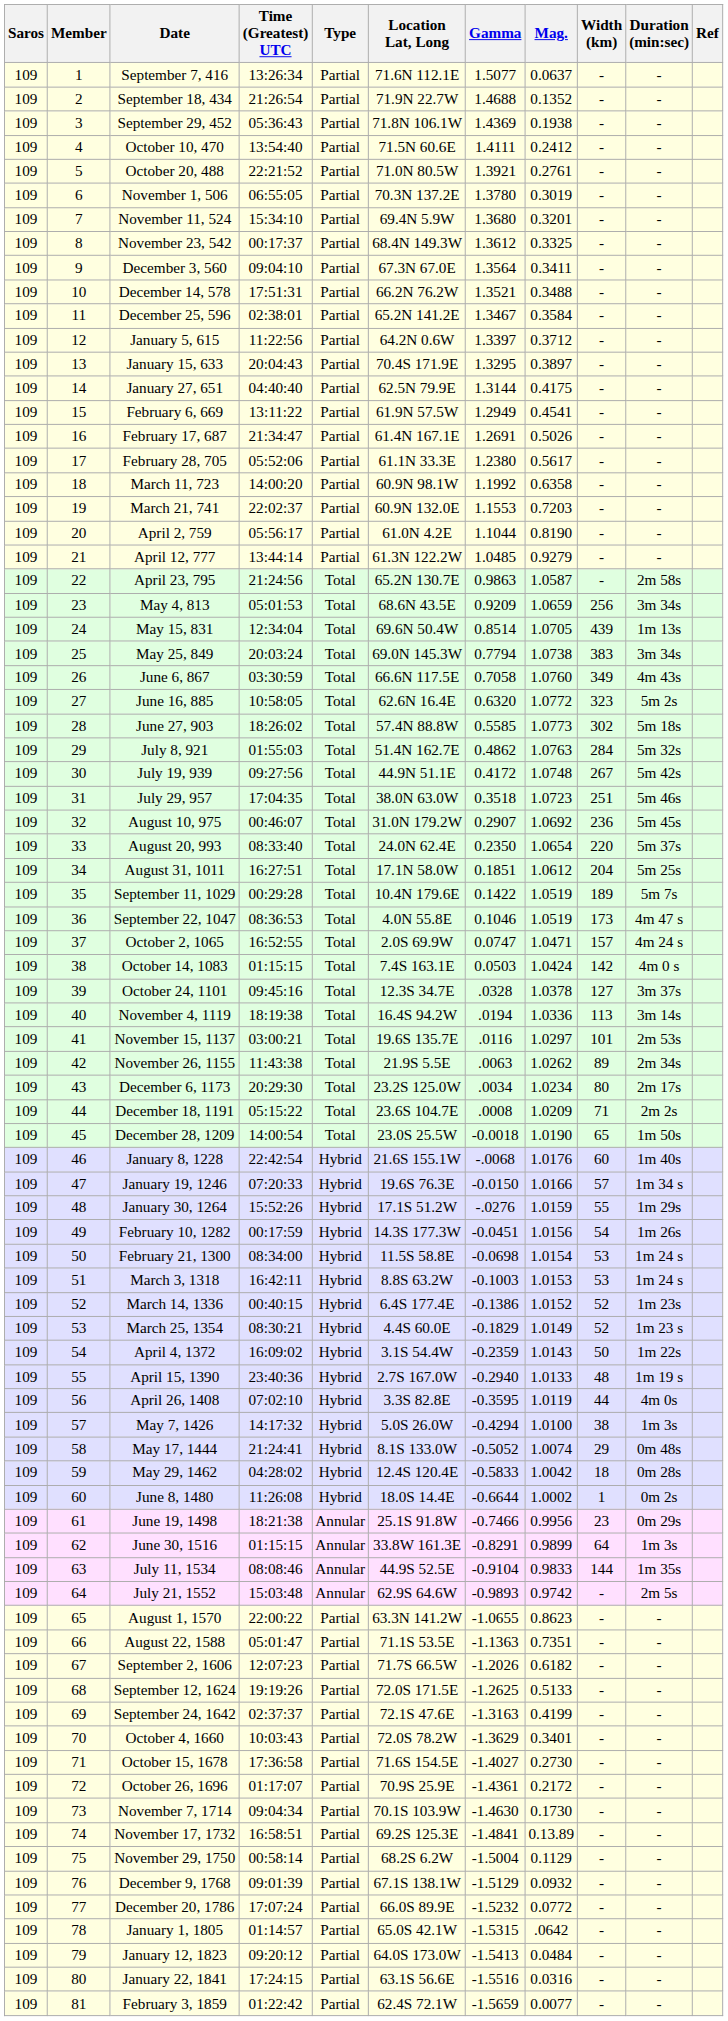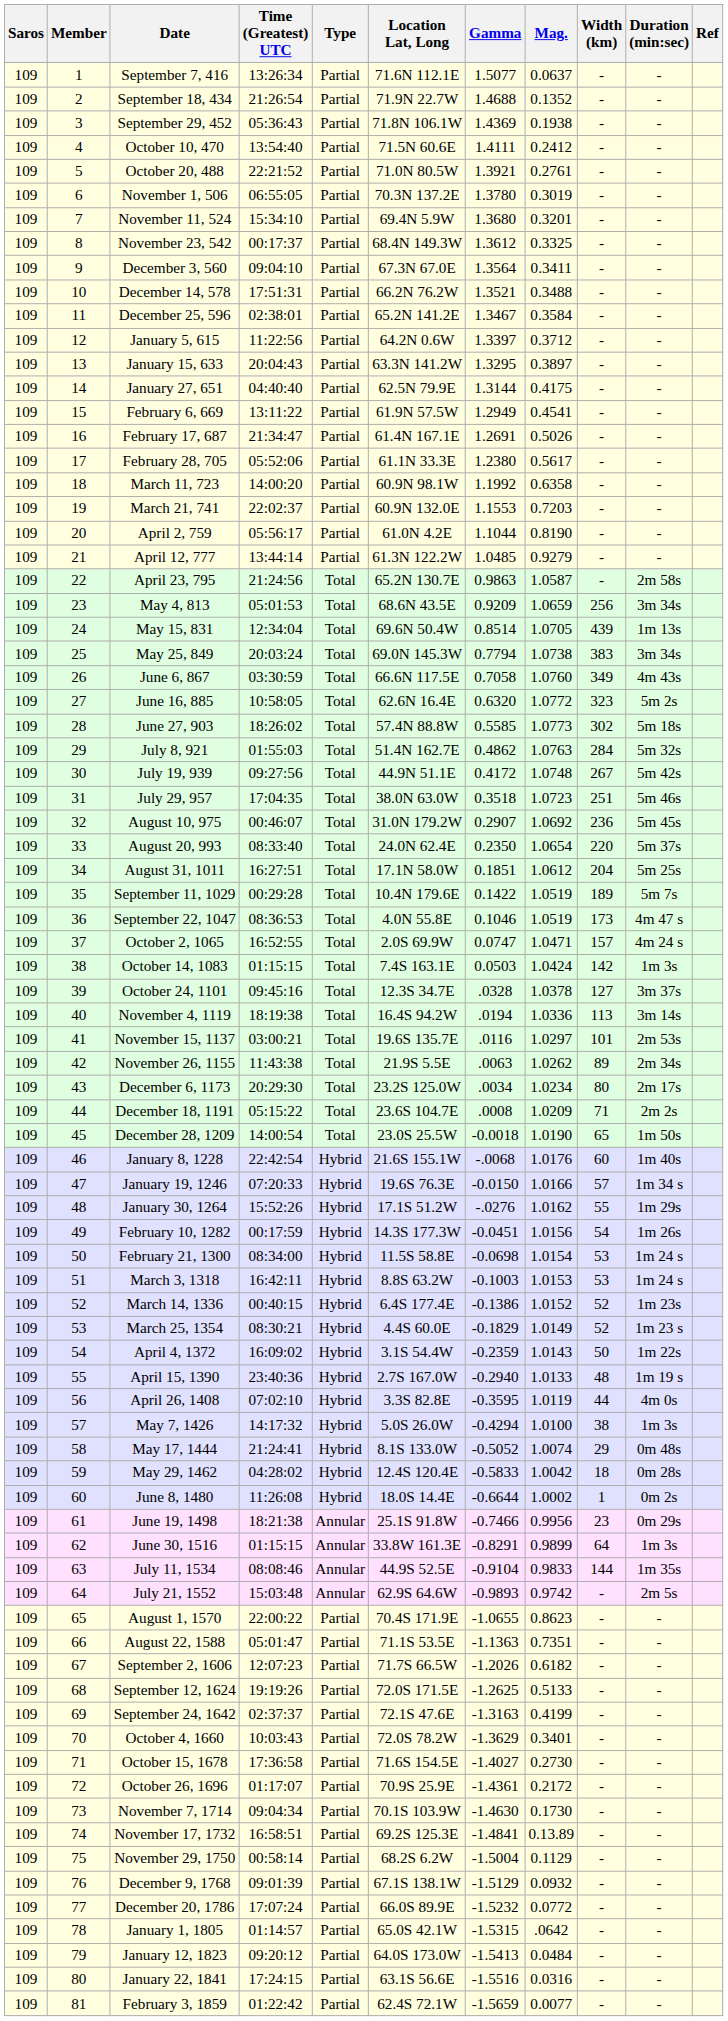(417, 364) 70.4S 171.9E -> (417, 364) 63.3N 141.2W
(659, 966) 4m 0 s -> (659, 966) 1m 3s
(551, 1207) 1.0159 -> (551, 1207) 1.0162
(417, 1617) 63.3N 141.2W -> (417, 1617) 70.4S 171.9E
